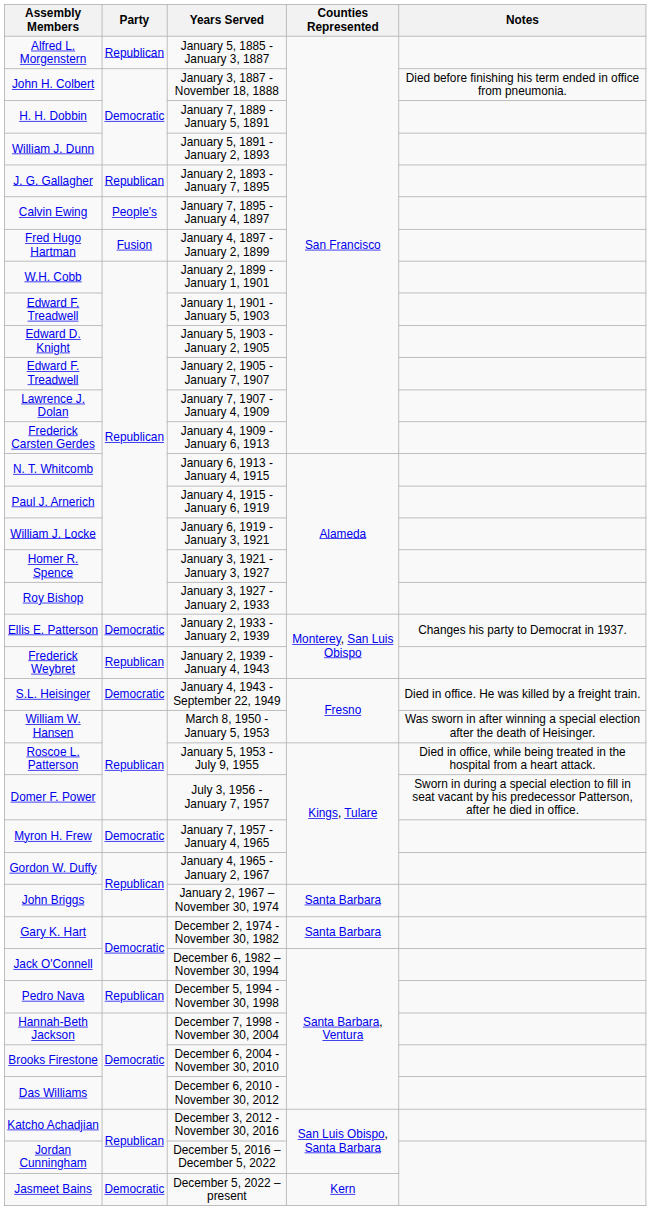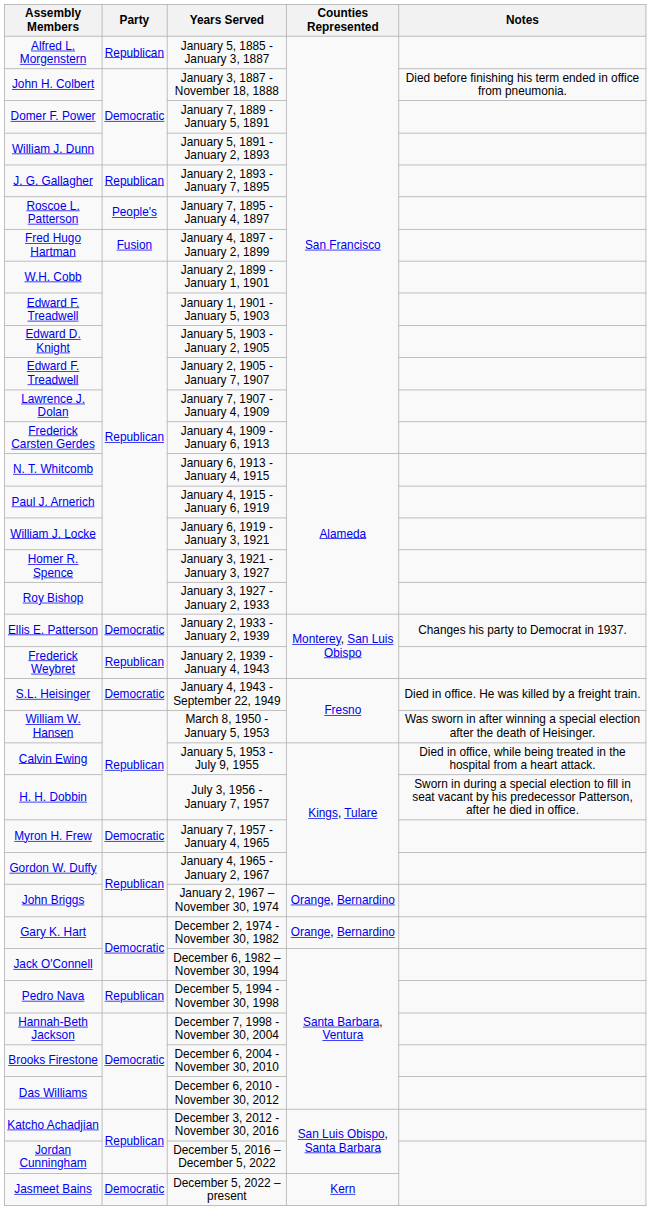(53, 116) H. H. Dobbin -> (53, 116) Domer F. Power
(53, 213) Calvin Ewing -> (53, 213) Roscoe L. Patterson
(53, 758) Roscoe L. Patterson -> (53, 758) Calvin Ewing
(53, 797) Domer F. Power -> (53, 797) H. H. Dobbin
(343, 900) Santa Barbara -> (343, 900) Orange, Bernardino
(343, 932) Santa Barbara -> (343, 932) Orange, Bernardino
